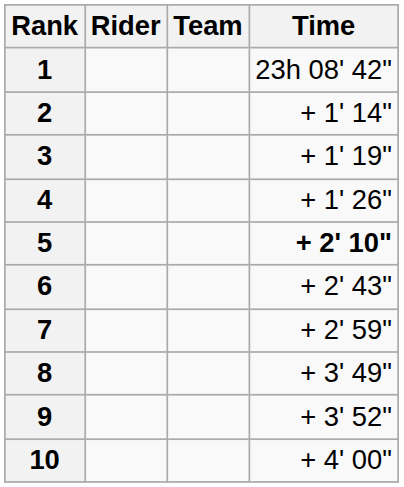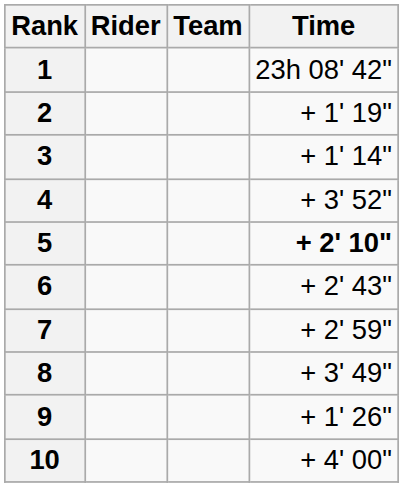(346, 112) + 1' 14" -> (346, 112) + 1' 19"
(346, 156) + 1' 19" -> (346, 156) + 1' 14"
(346, 199) + 1' 26" -> (346, 199) + 3' 52"
(346, 416) + 3' 52" -> (346, 416) + 1' 26"
